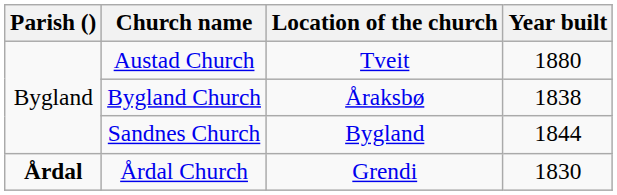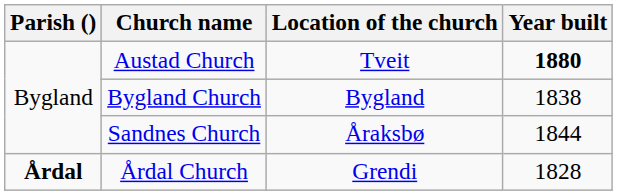(558, 60) normal -> (558, 60) bold
(385, 97) Åraksbø -> (385, 97) Bygland
(385, 134) Bygland -> (385, 134) Åraksbø
(558, 171) 1830 -> (558, 171) 1828
